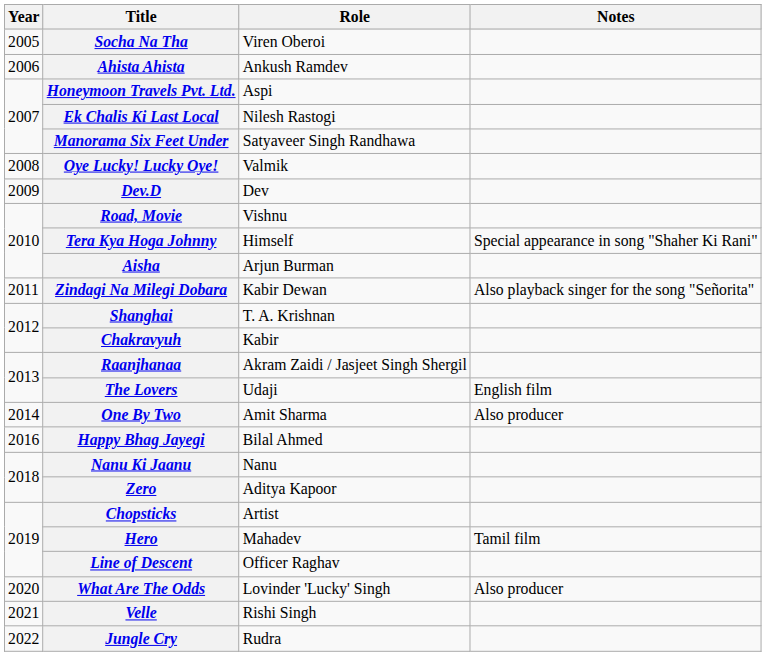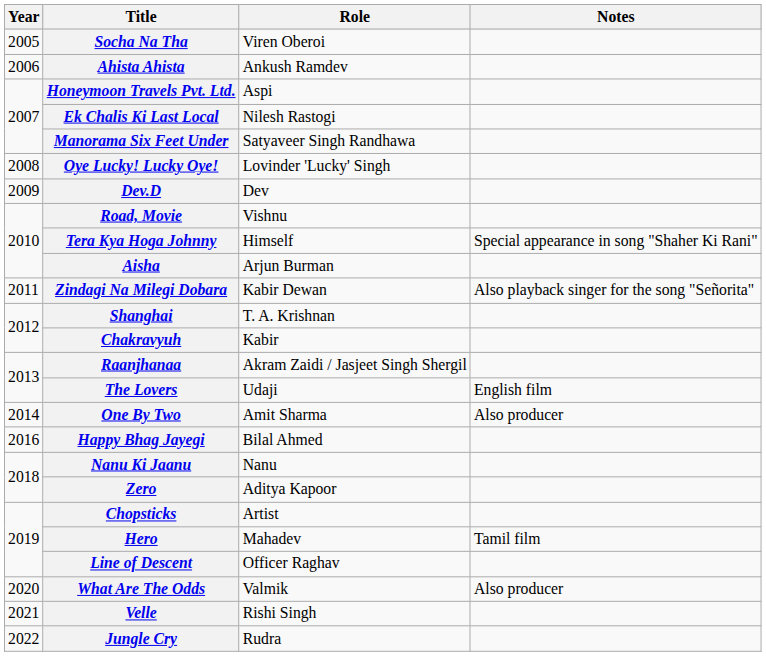(265, 166) Valmik -> (317, 166) Lovinder 'Lucky' Singh
(317, 588) Lovinder 'Lucky' Singh -> (265, 588) Valmik
